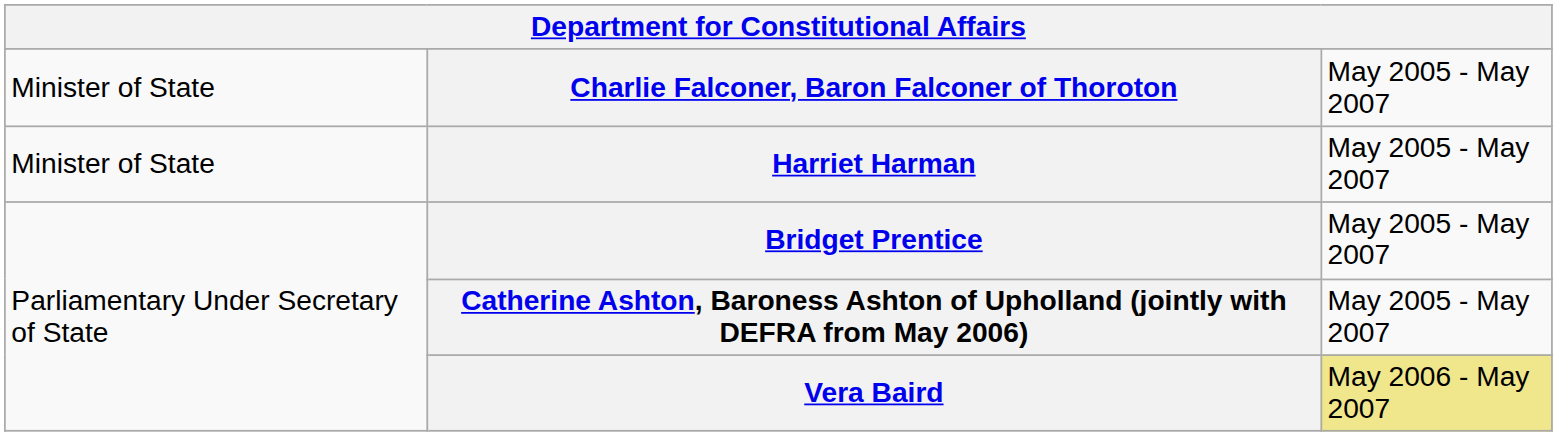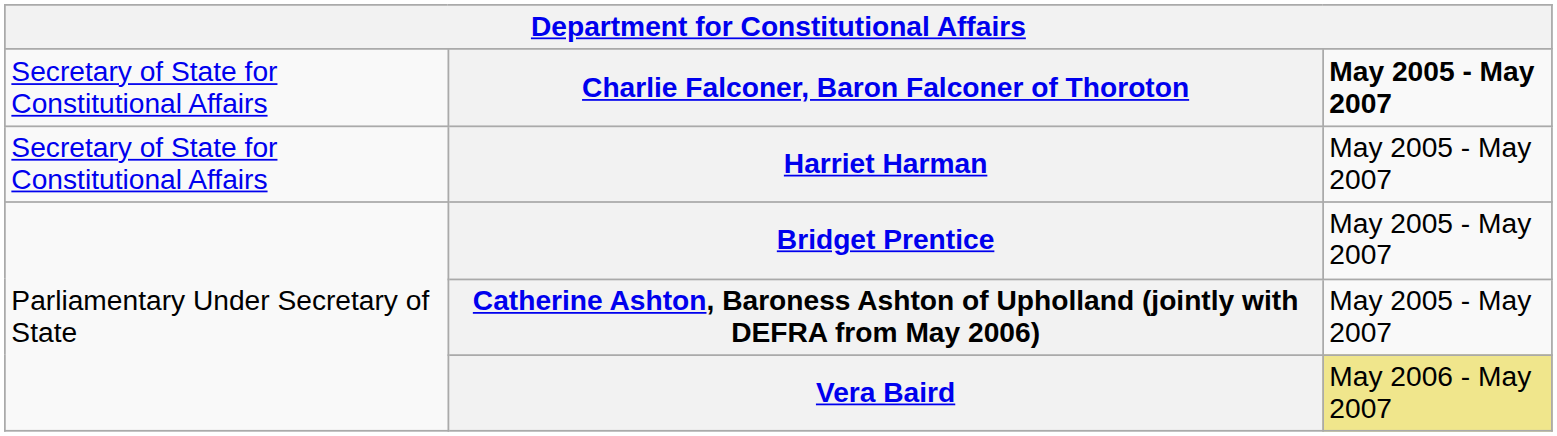(113, 87) Minister of State -> (144, 87) Secretary of State for Constitutional Affairs
(1428, 87) normal -> (1432, 87) bold
(113, 163) Minister of State -> (144, 163) Secretary of State for Constitutional Affairs
